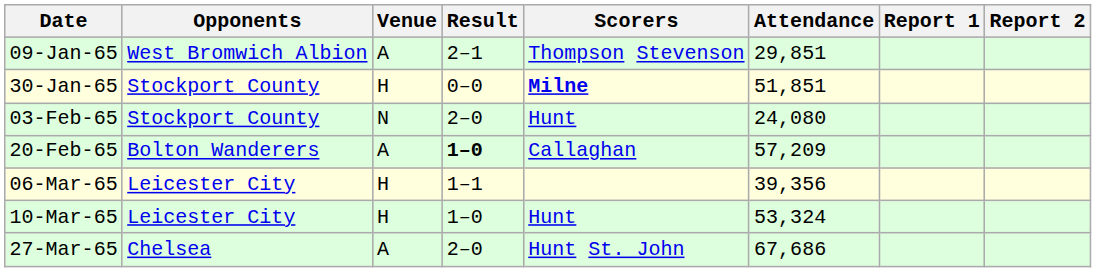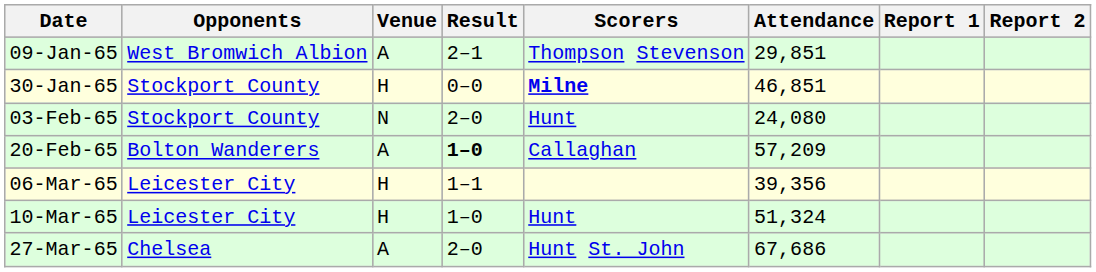(790, 86) 51,851 -> (790, 86) 46,851
(790, 217) 53,324 -> (790, 217) 51,324
